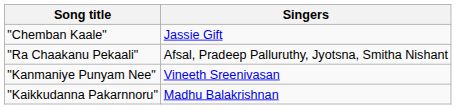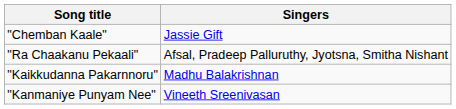rows swapped: (82, 75) <-> (83, 94)
